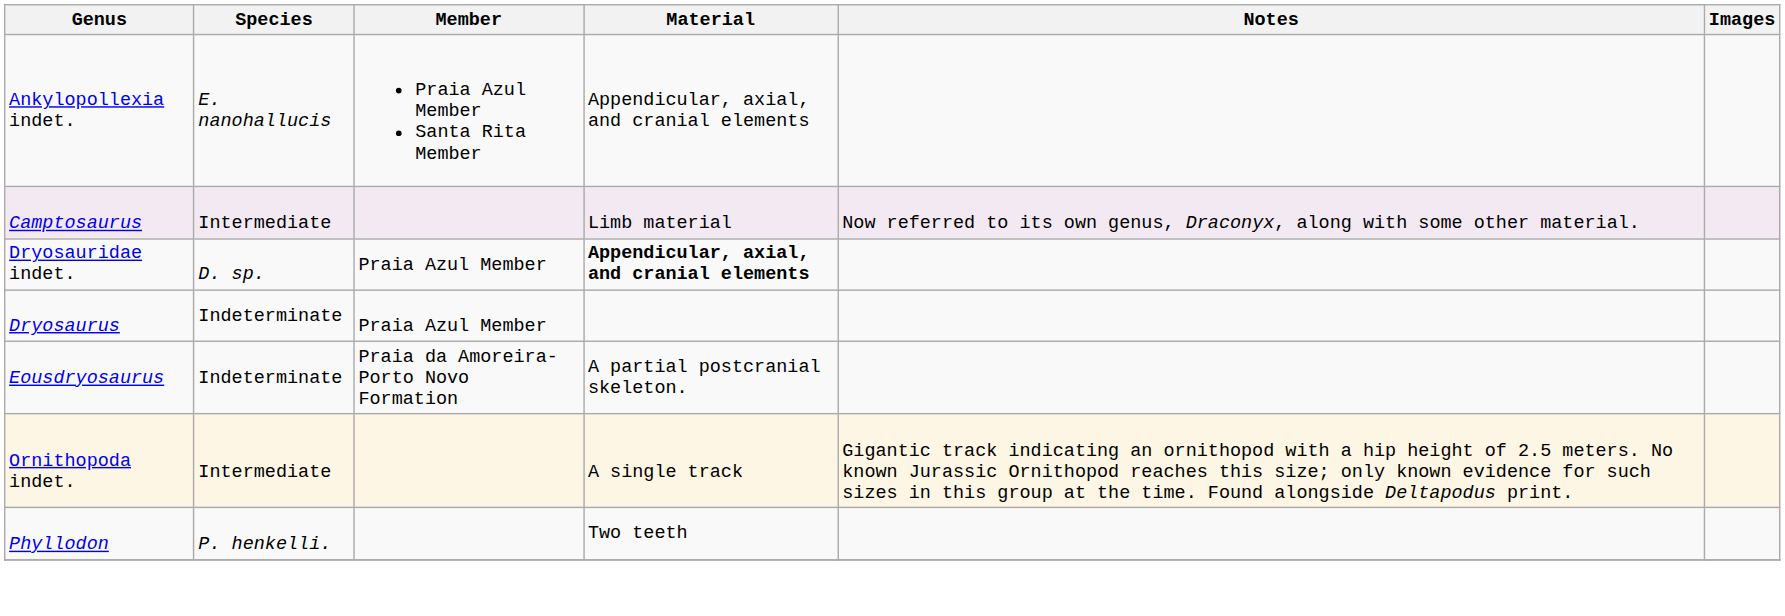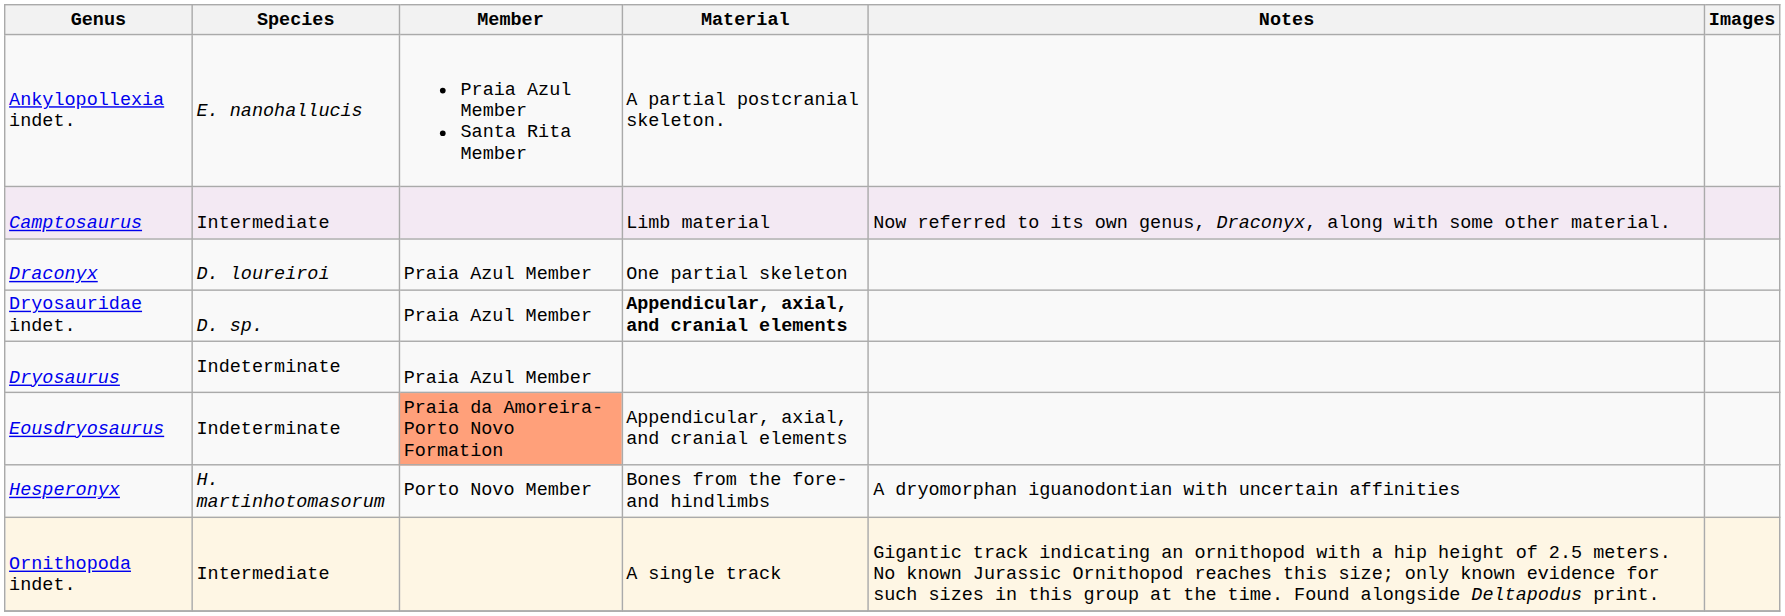(699, 111) Appendicular, axial, and cranial elements -> (742, 111) A partial postcranial skeleton.
+ row: (53, 275)
(458, 378) no background -> (503, 429) lightsalmon background
(704, 378) A partial postcranial skeleton. -> (737, 429) Appendicular, axial, and cranial elements
+ row: (64, 491)
- row: (59, 544)
